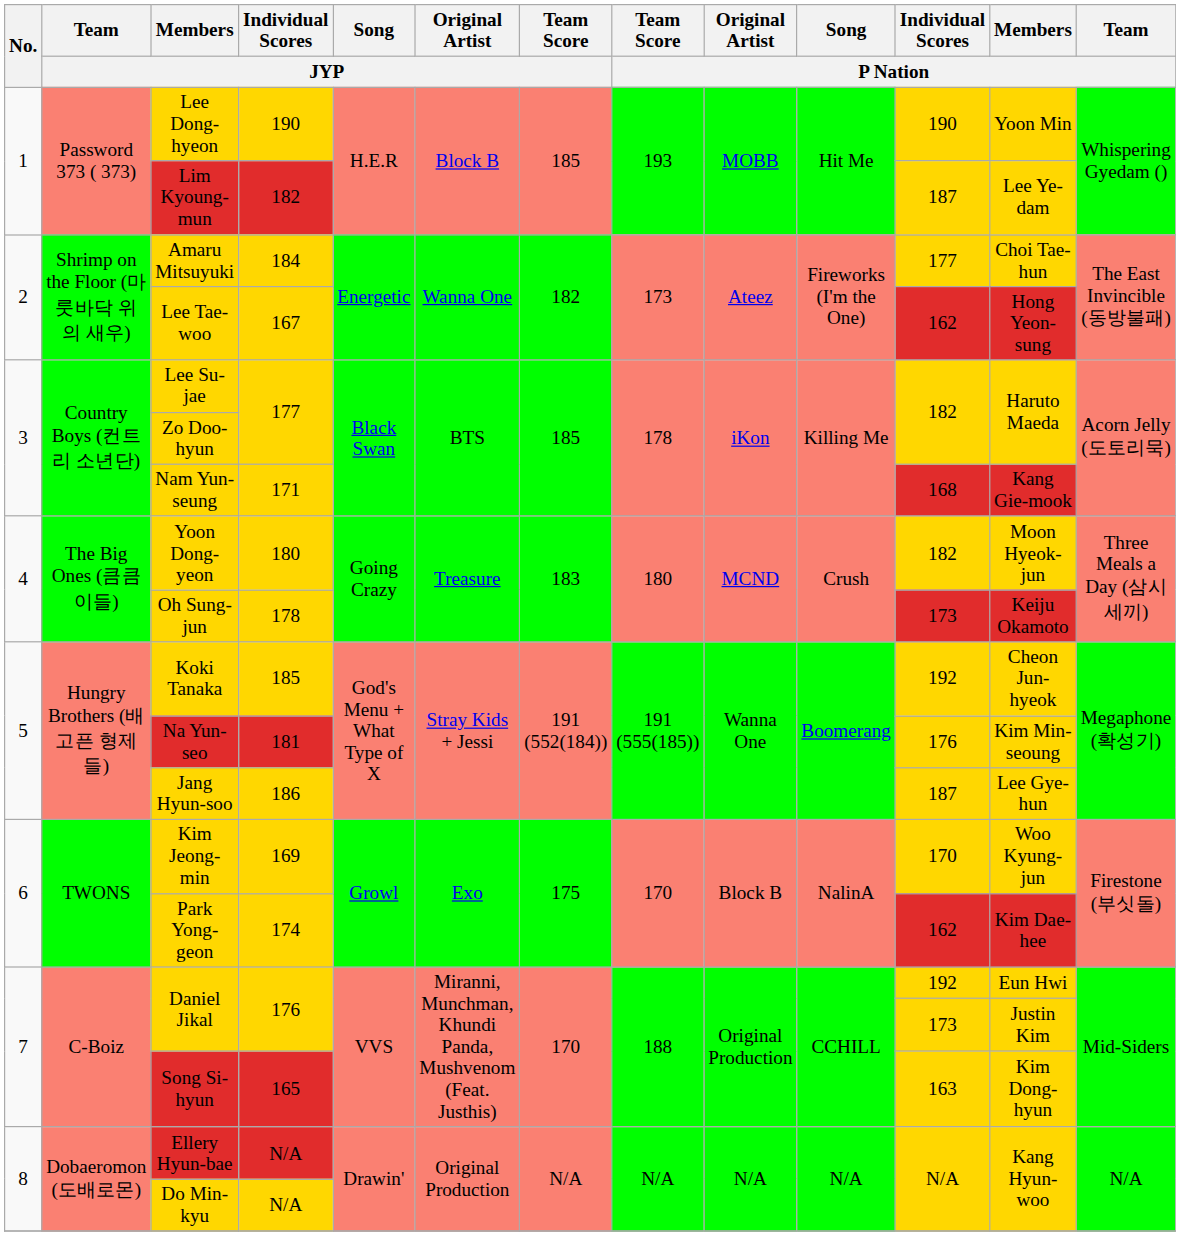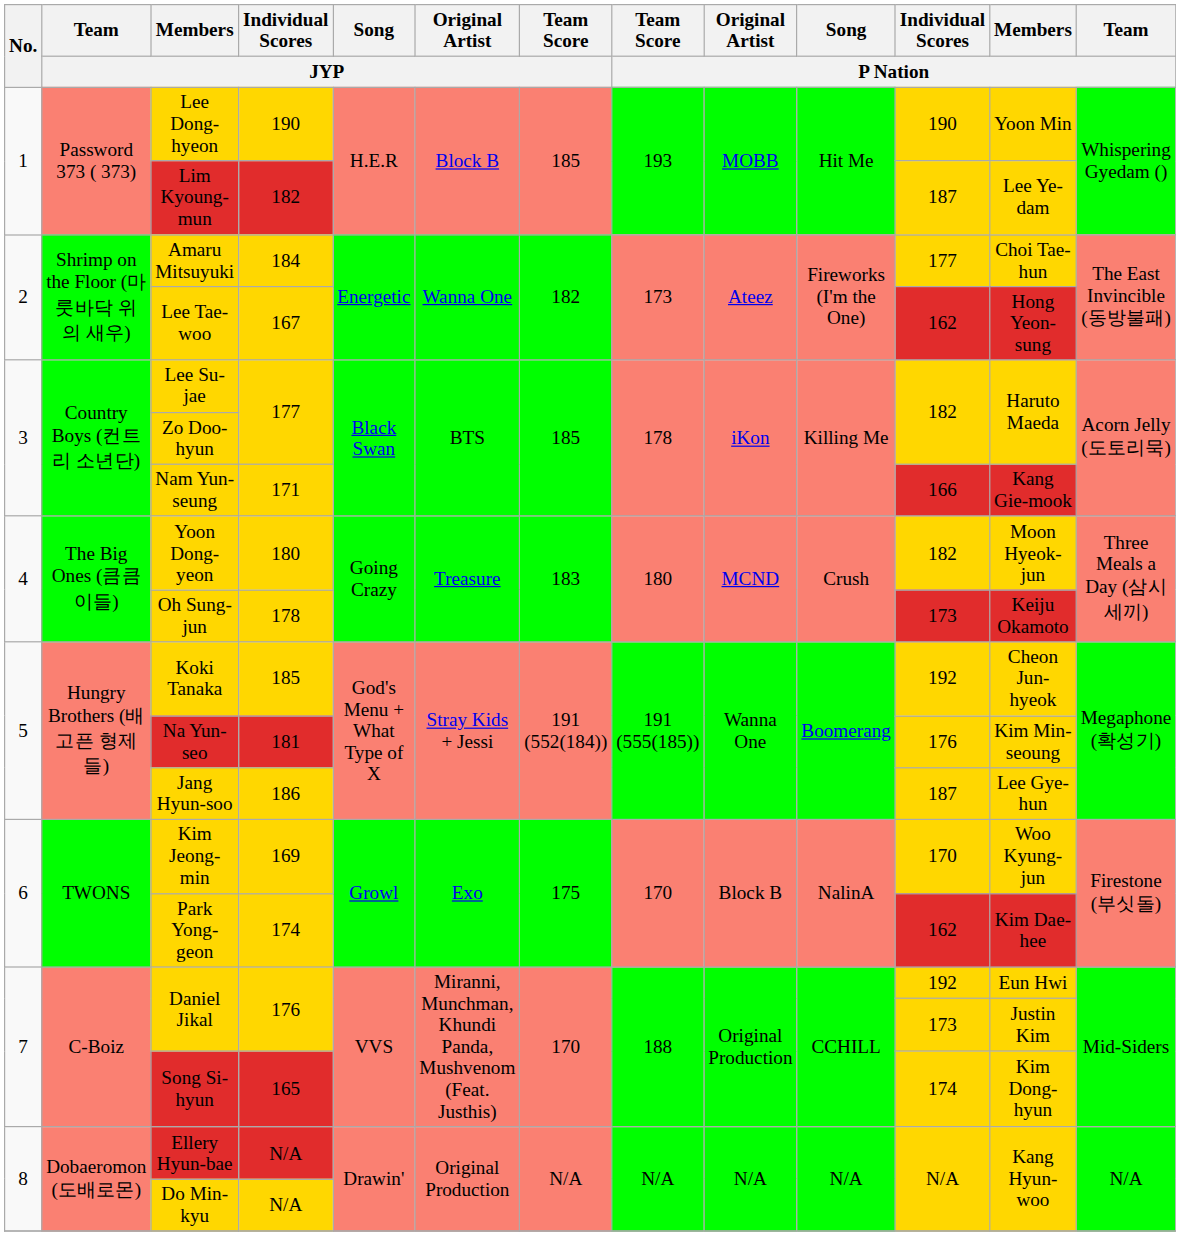(942, 490) 168 -> (942, 490) 166
(942, 1089) 163 -> (942, 1089) 174
